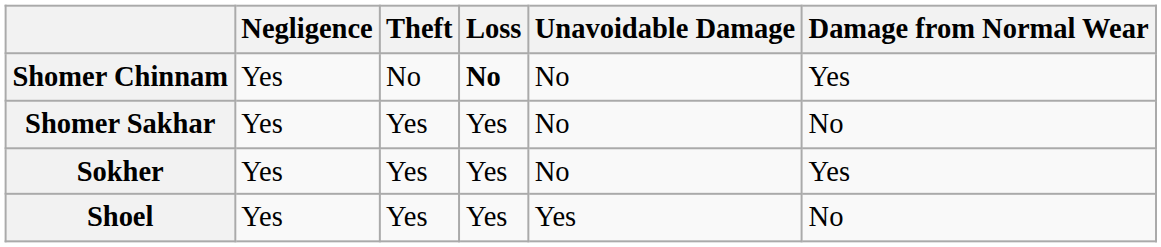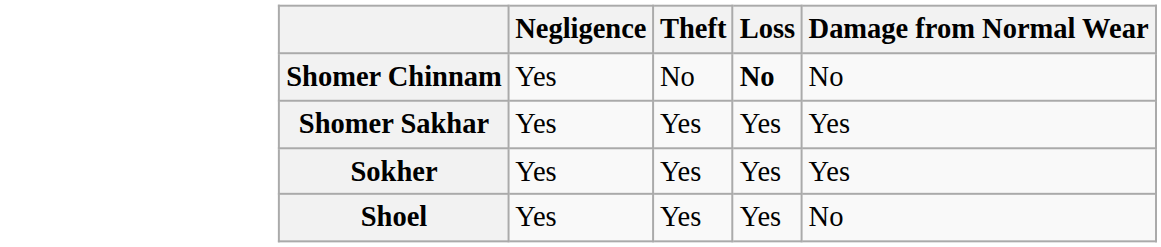- column: (665, 29)
(829, 76) Yes -> (826, 76) No
(826, 123) No -> (829, 123) Yes
